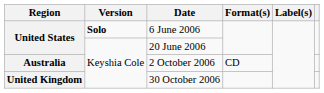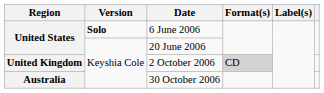(44, 63) Australia -> (44, 63) United Kingdom
(232, 63) no background -> (232, 63) lightgrey background
(44, 79) United Kingdom -> (44, 79) Australia
